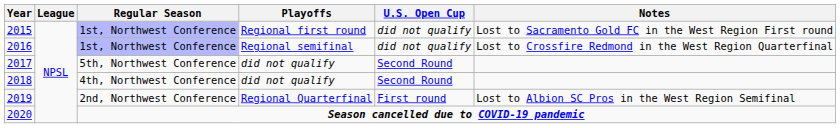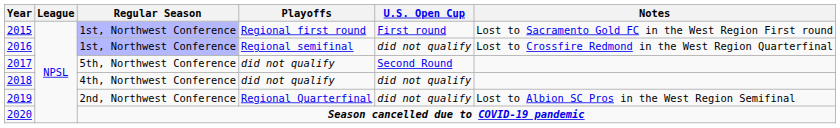(424, 30) did not qualify -> (412, 30) First round
(415, 81) Second Round -> (424, 81) did not qualify
(412, 98) First round -> (424, 98) did not qualify
